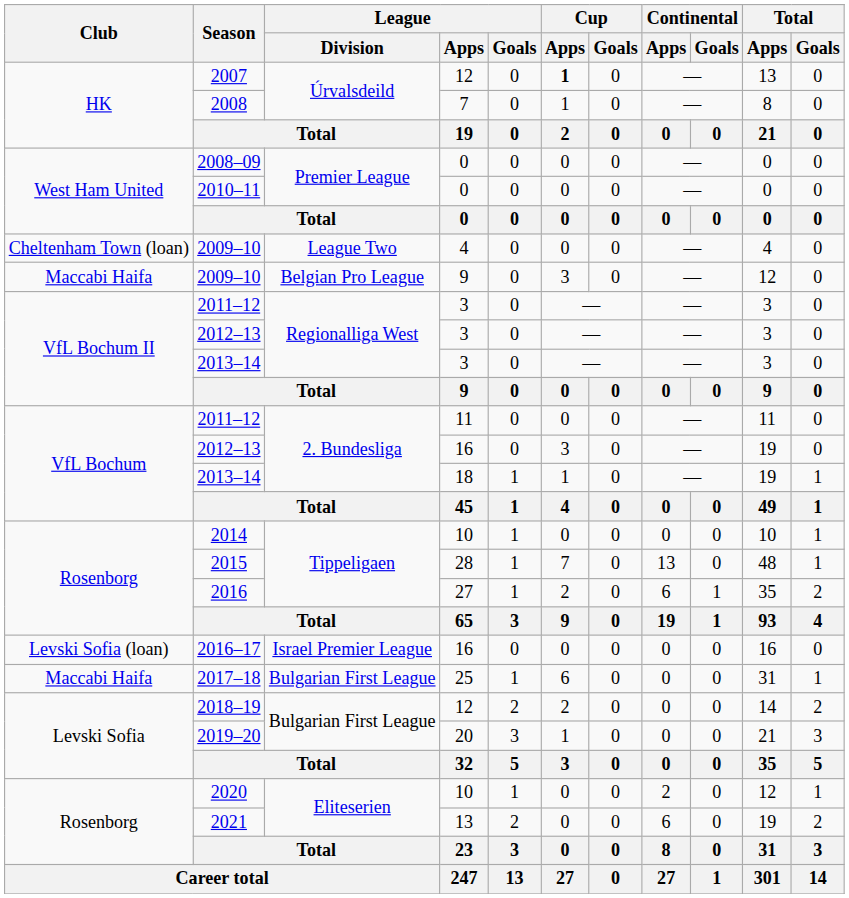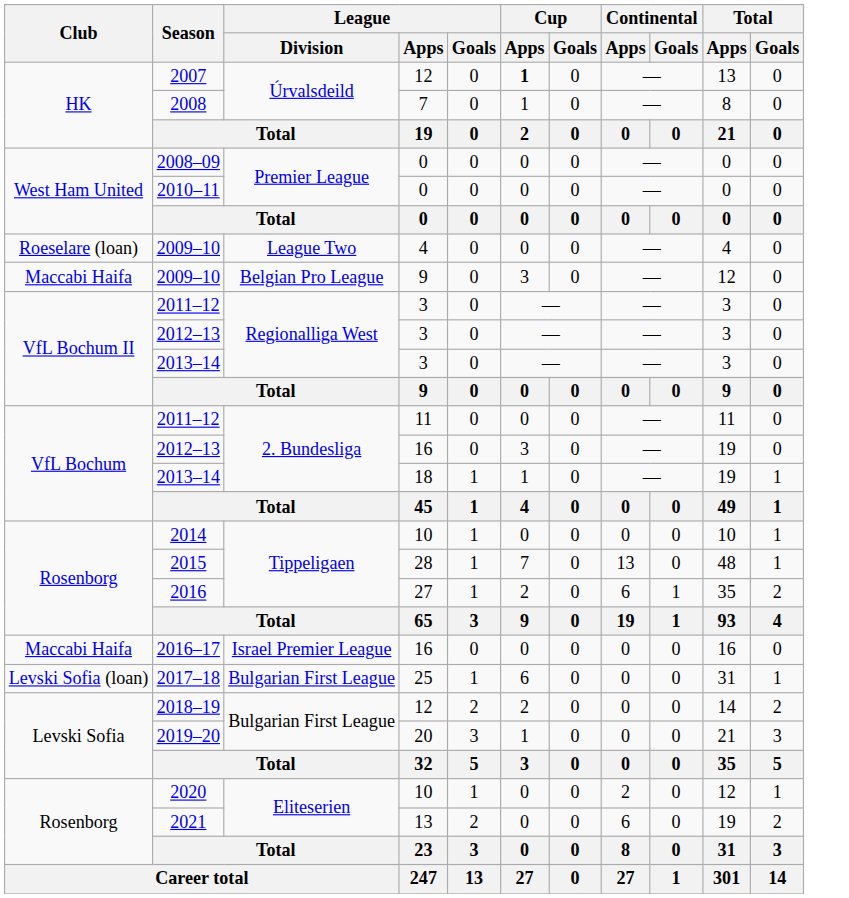(99, 248) Cheltenham Town (loan) -> (79, 248) Roeselare (loan)
(99, 649) Levski Sofia (loan) -> (79, 649) Maccabi Haifa
(99, 678) Maccabi Haifa -> (79, 678) Levski Sofia (loan)
